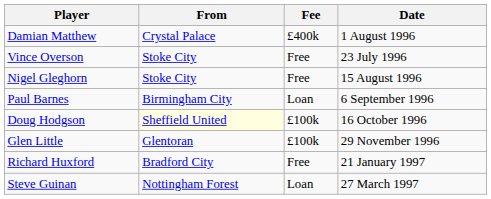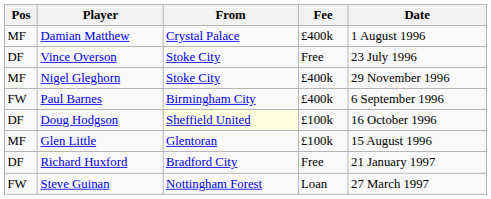+ column: (21, 15)
(298, 78) Free -> (317, 78) £400k
(381, 78) 15 August 1996 -> (400, 78) 29 November 1996
(300, 99) Loan -> (317, 99) £400k
(390, 141) 29 November 1996 -> (391, 141) 15 August 1996
